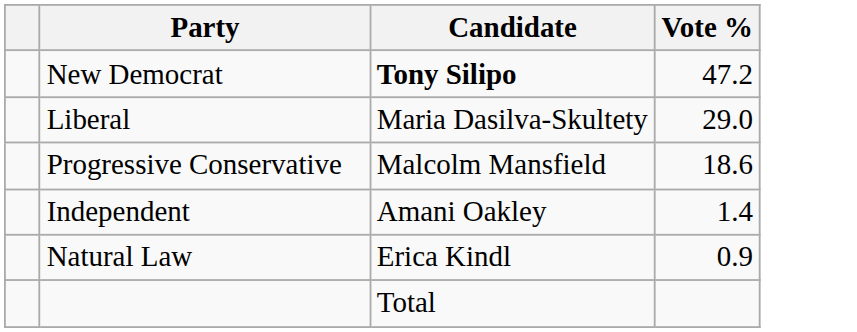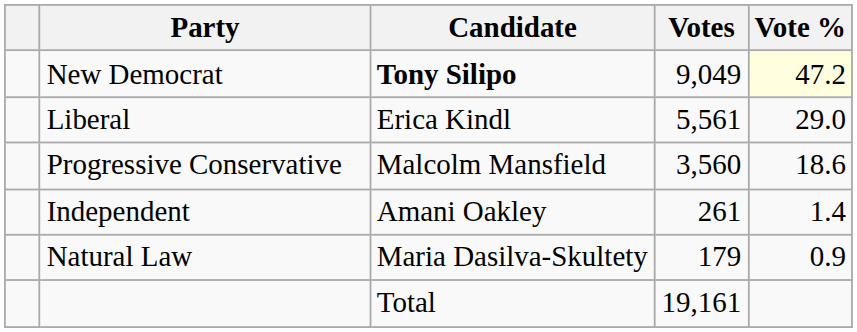+ column: (701, 27)
(728, 73) no background -> (821, 73) lightyellow background
(512, 119) Maria Dasilva-Skultety -> (444, 119) Erica Kindl
(444, 257) Erica Kindl -> (512, 257) Maria Dasilva-Skultety
